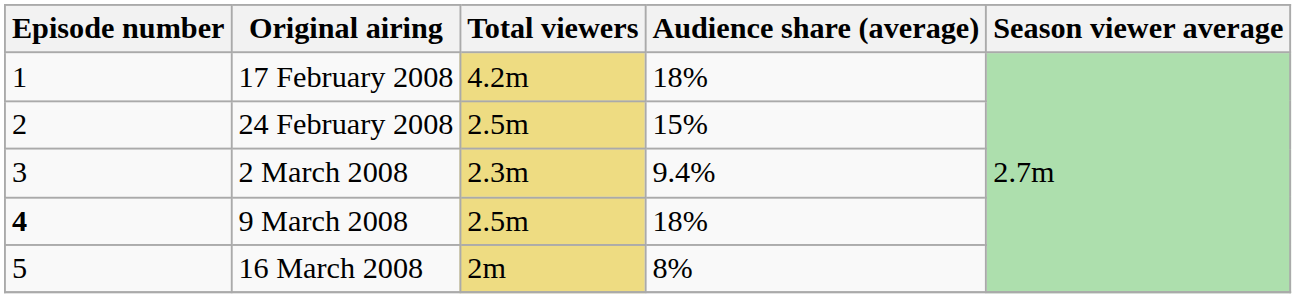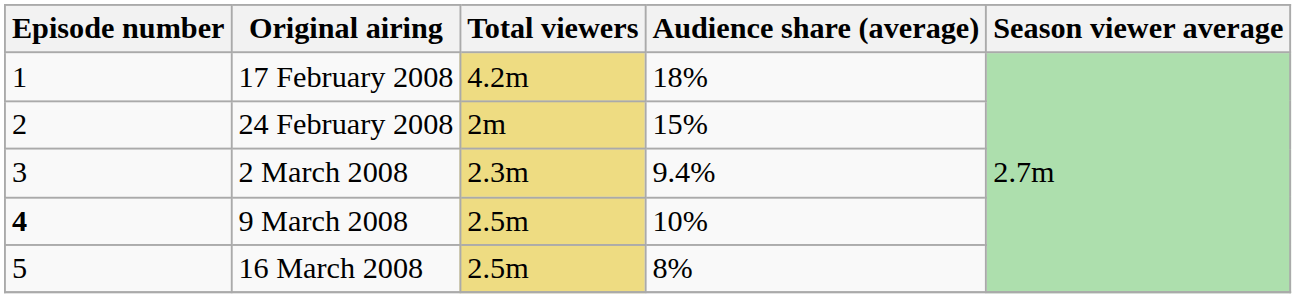(498, 124) 2.5m -> (487, 124) 2m
(680, 220) 18% -> (680, 220) 10%
(487, 268) 2m -> (498, 268) 2.5m
